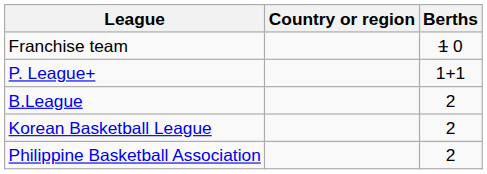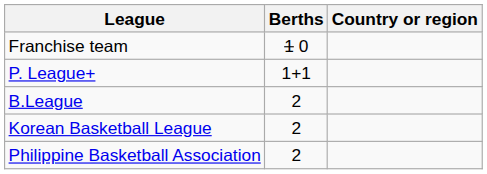columns swapped: (342, 18) <-> (450, 18)
